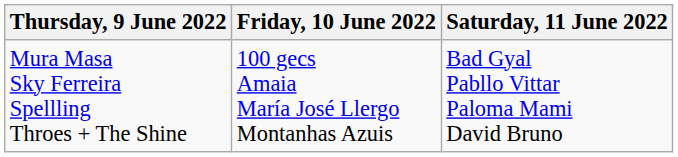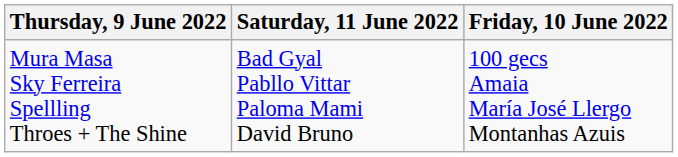columns swapped: (336, 22) <-> (557, 22)
